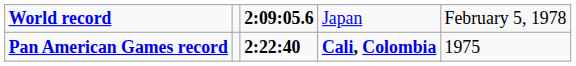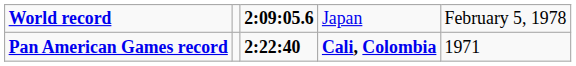(462, 46) 1975 -> (462, 46) 1971
